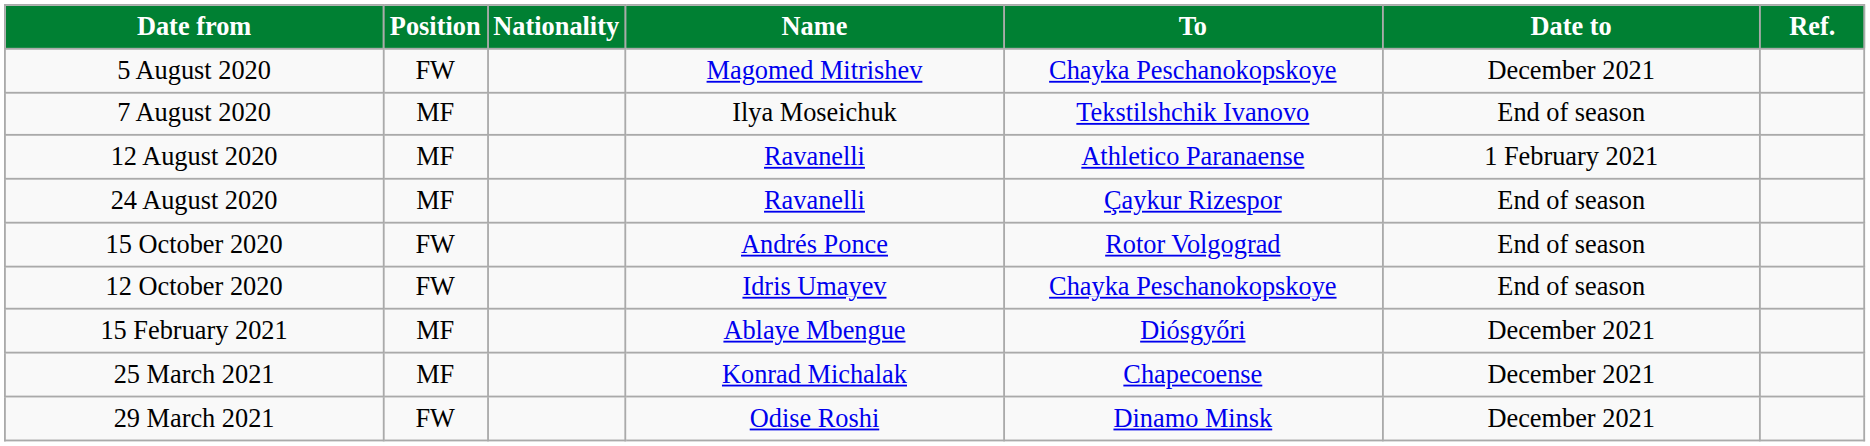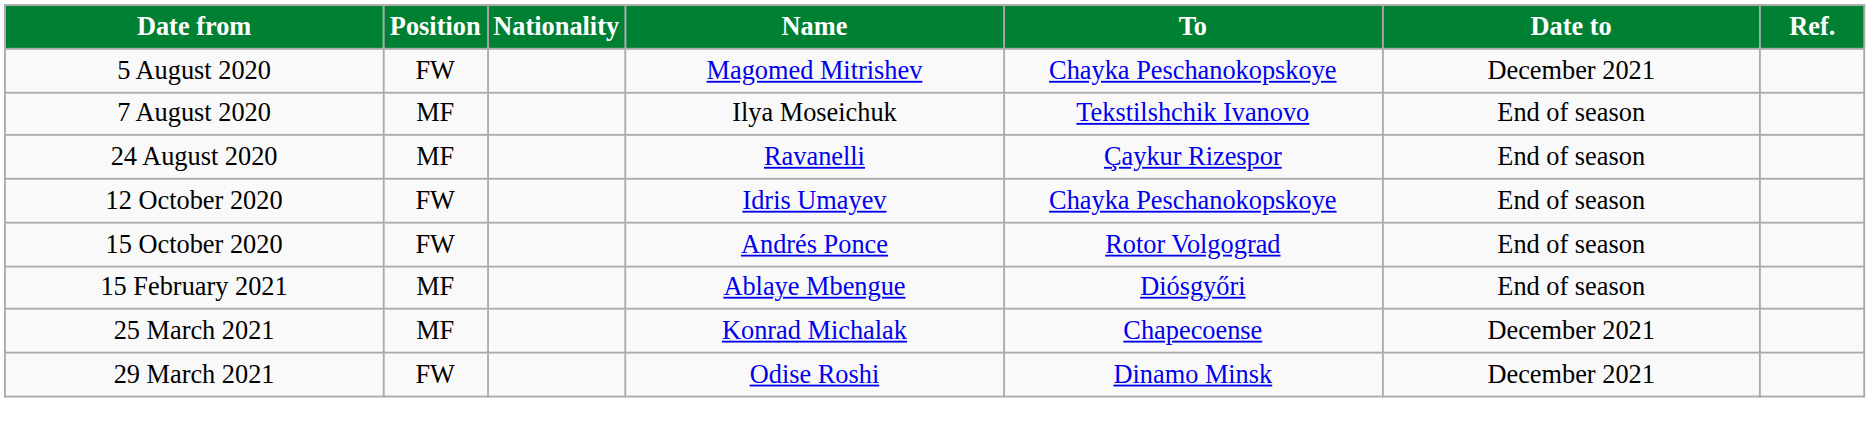- row: (194, 157)
rows swapped: (194, 287) <-> (194, 243)
(1571, 330) December 2021 -> (1571, 287) End of season
